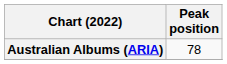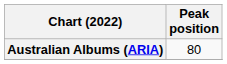(194, 49) 78 -> (194, 49) 80
